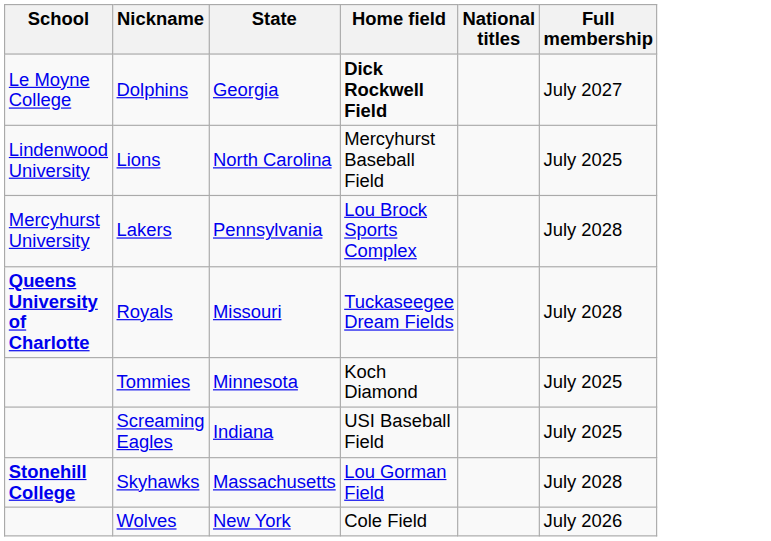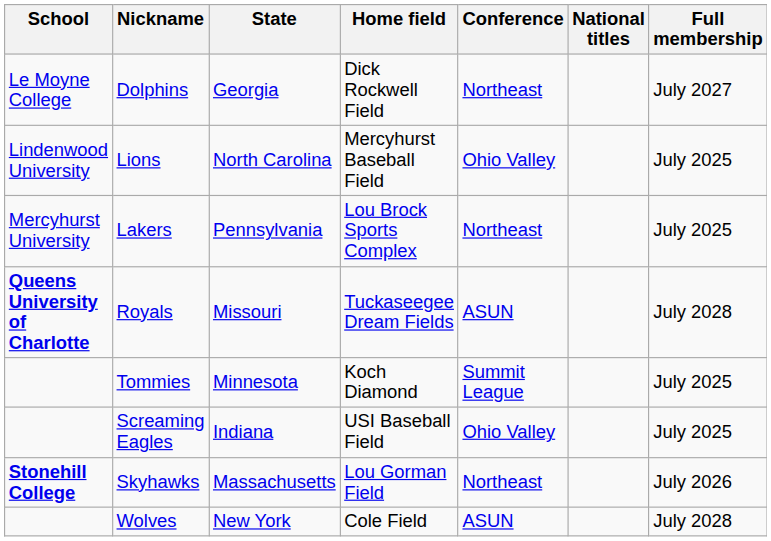+ column: (513, 19)
(384, 89) bold -> (381, 89) normal
(583, 230) July 2028 -> (693, 230) July 2025
(583, 482) July 2028 -> (693, 482) July 2026
(583, 521) July 2026 -> (693, 521) July 2028
